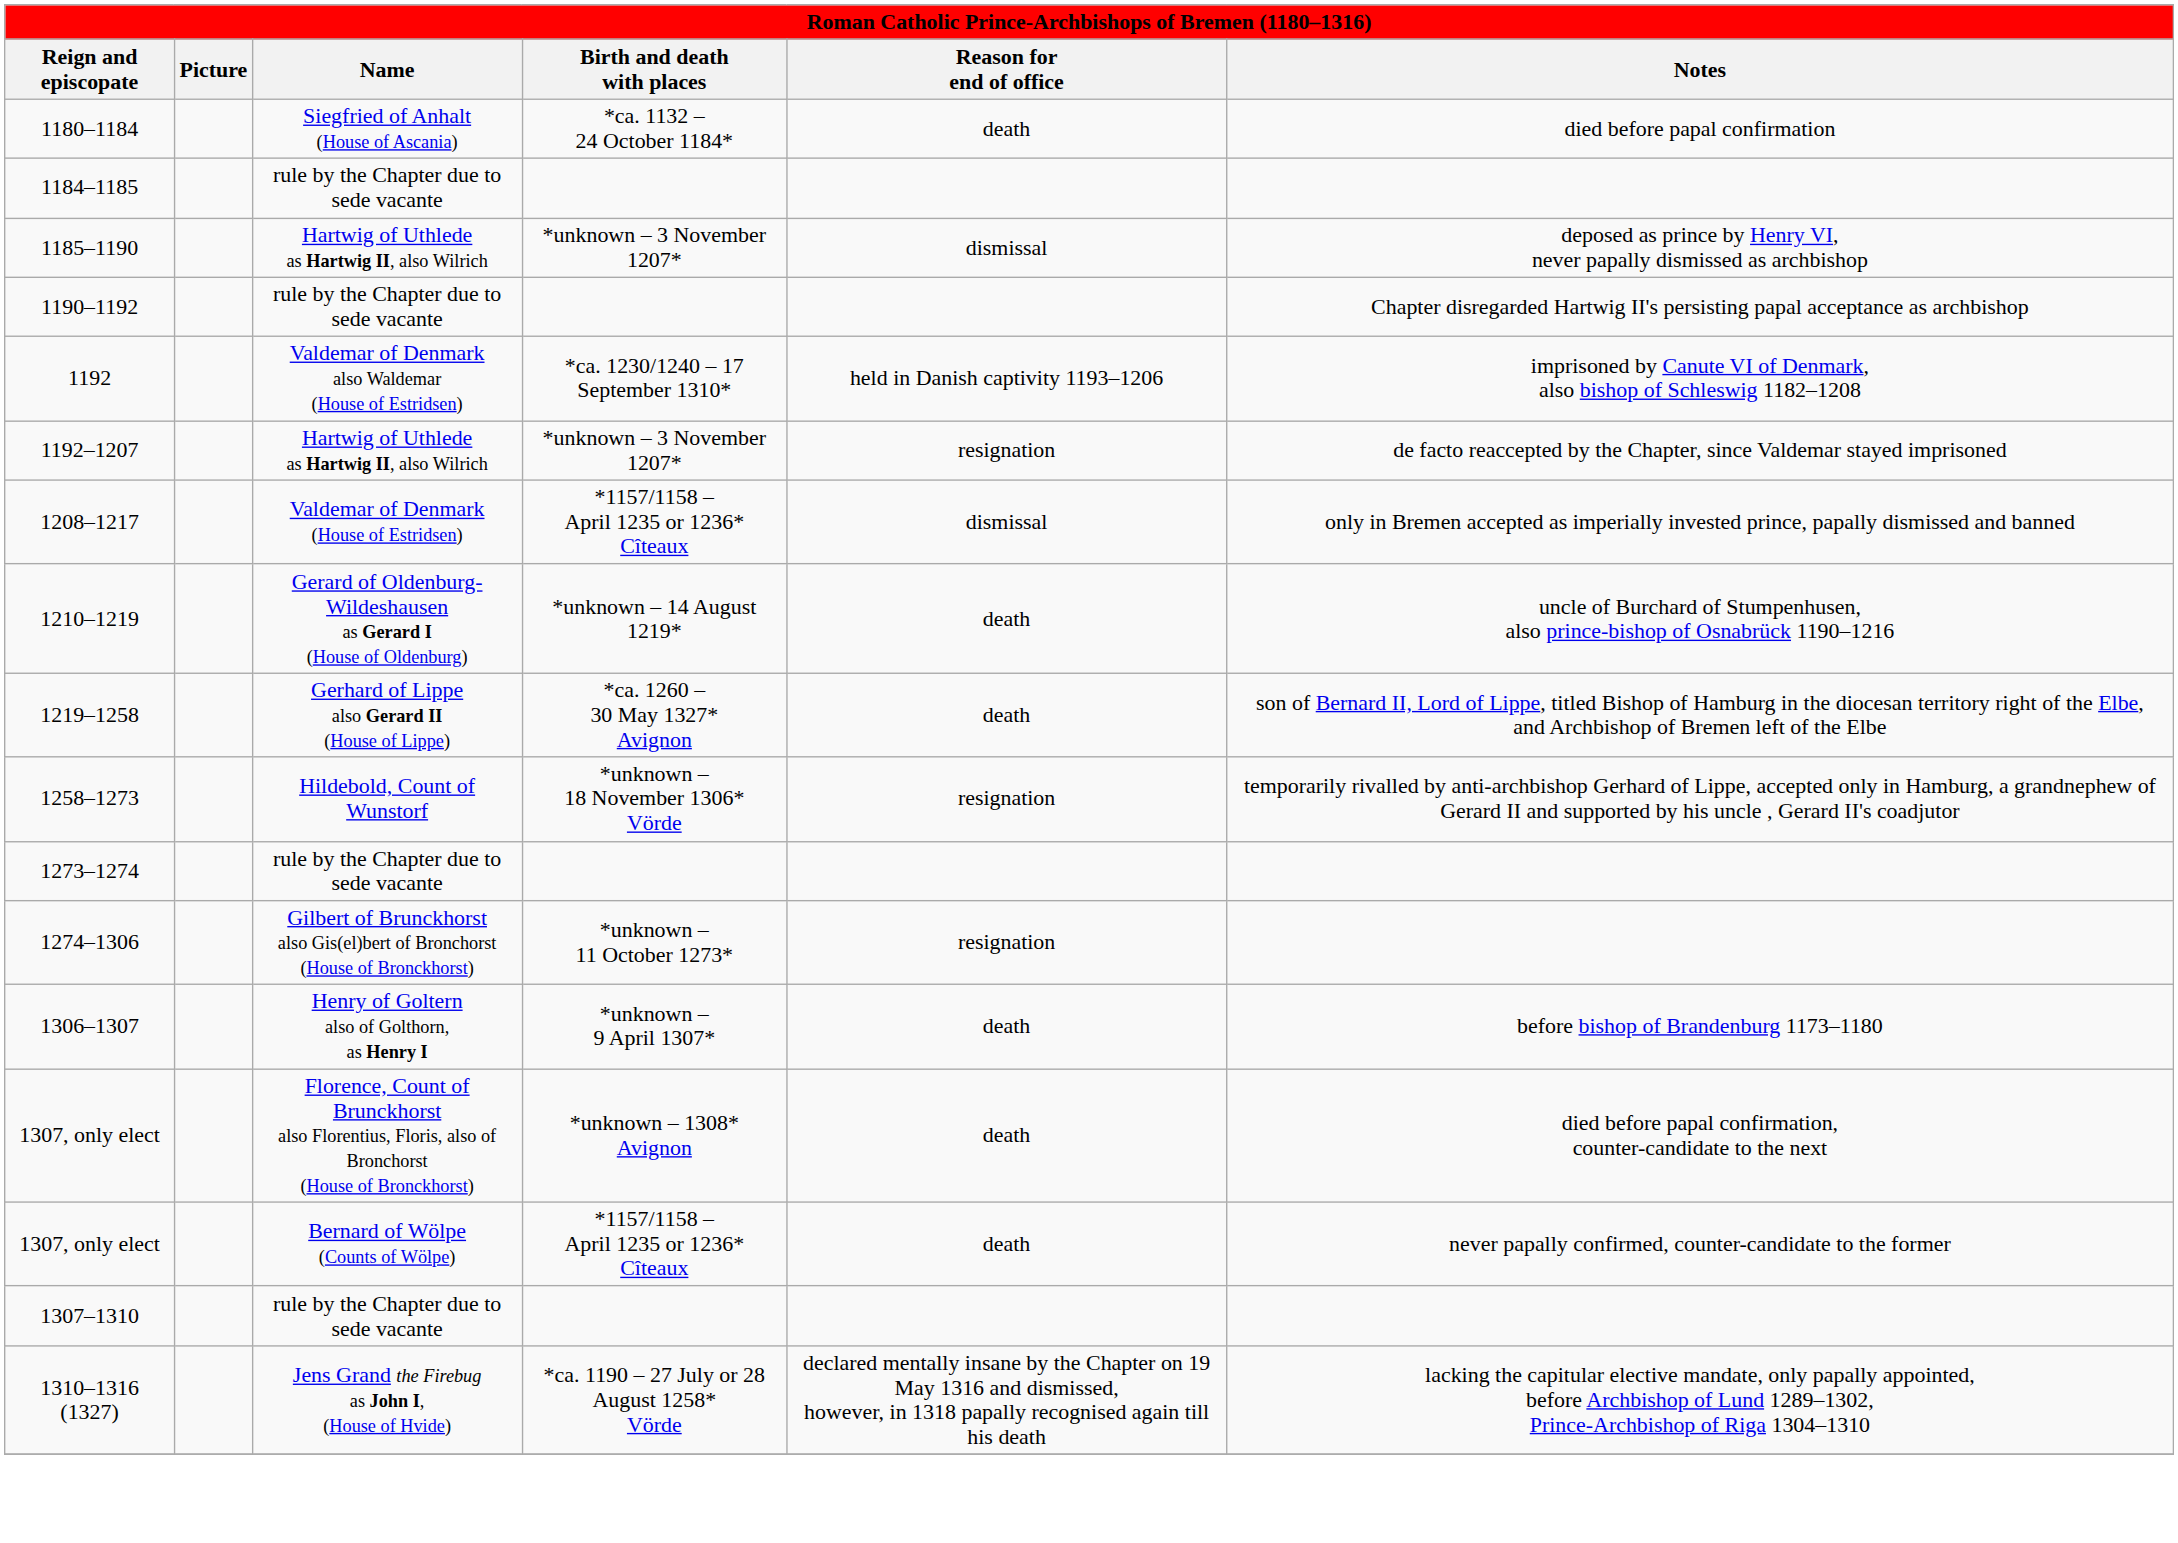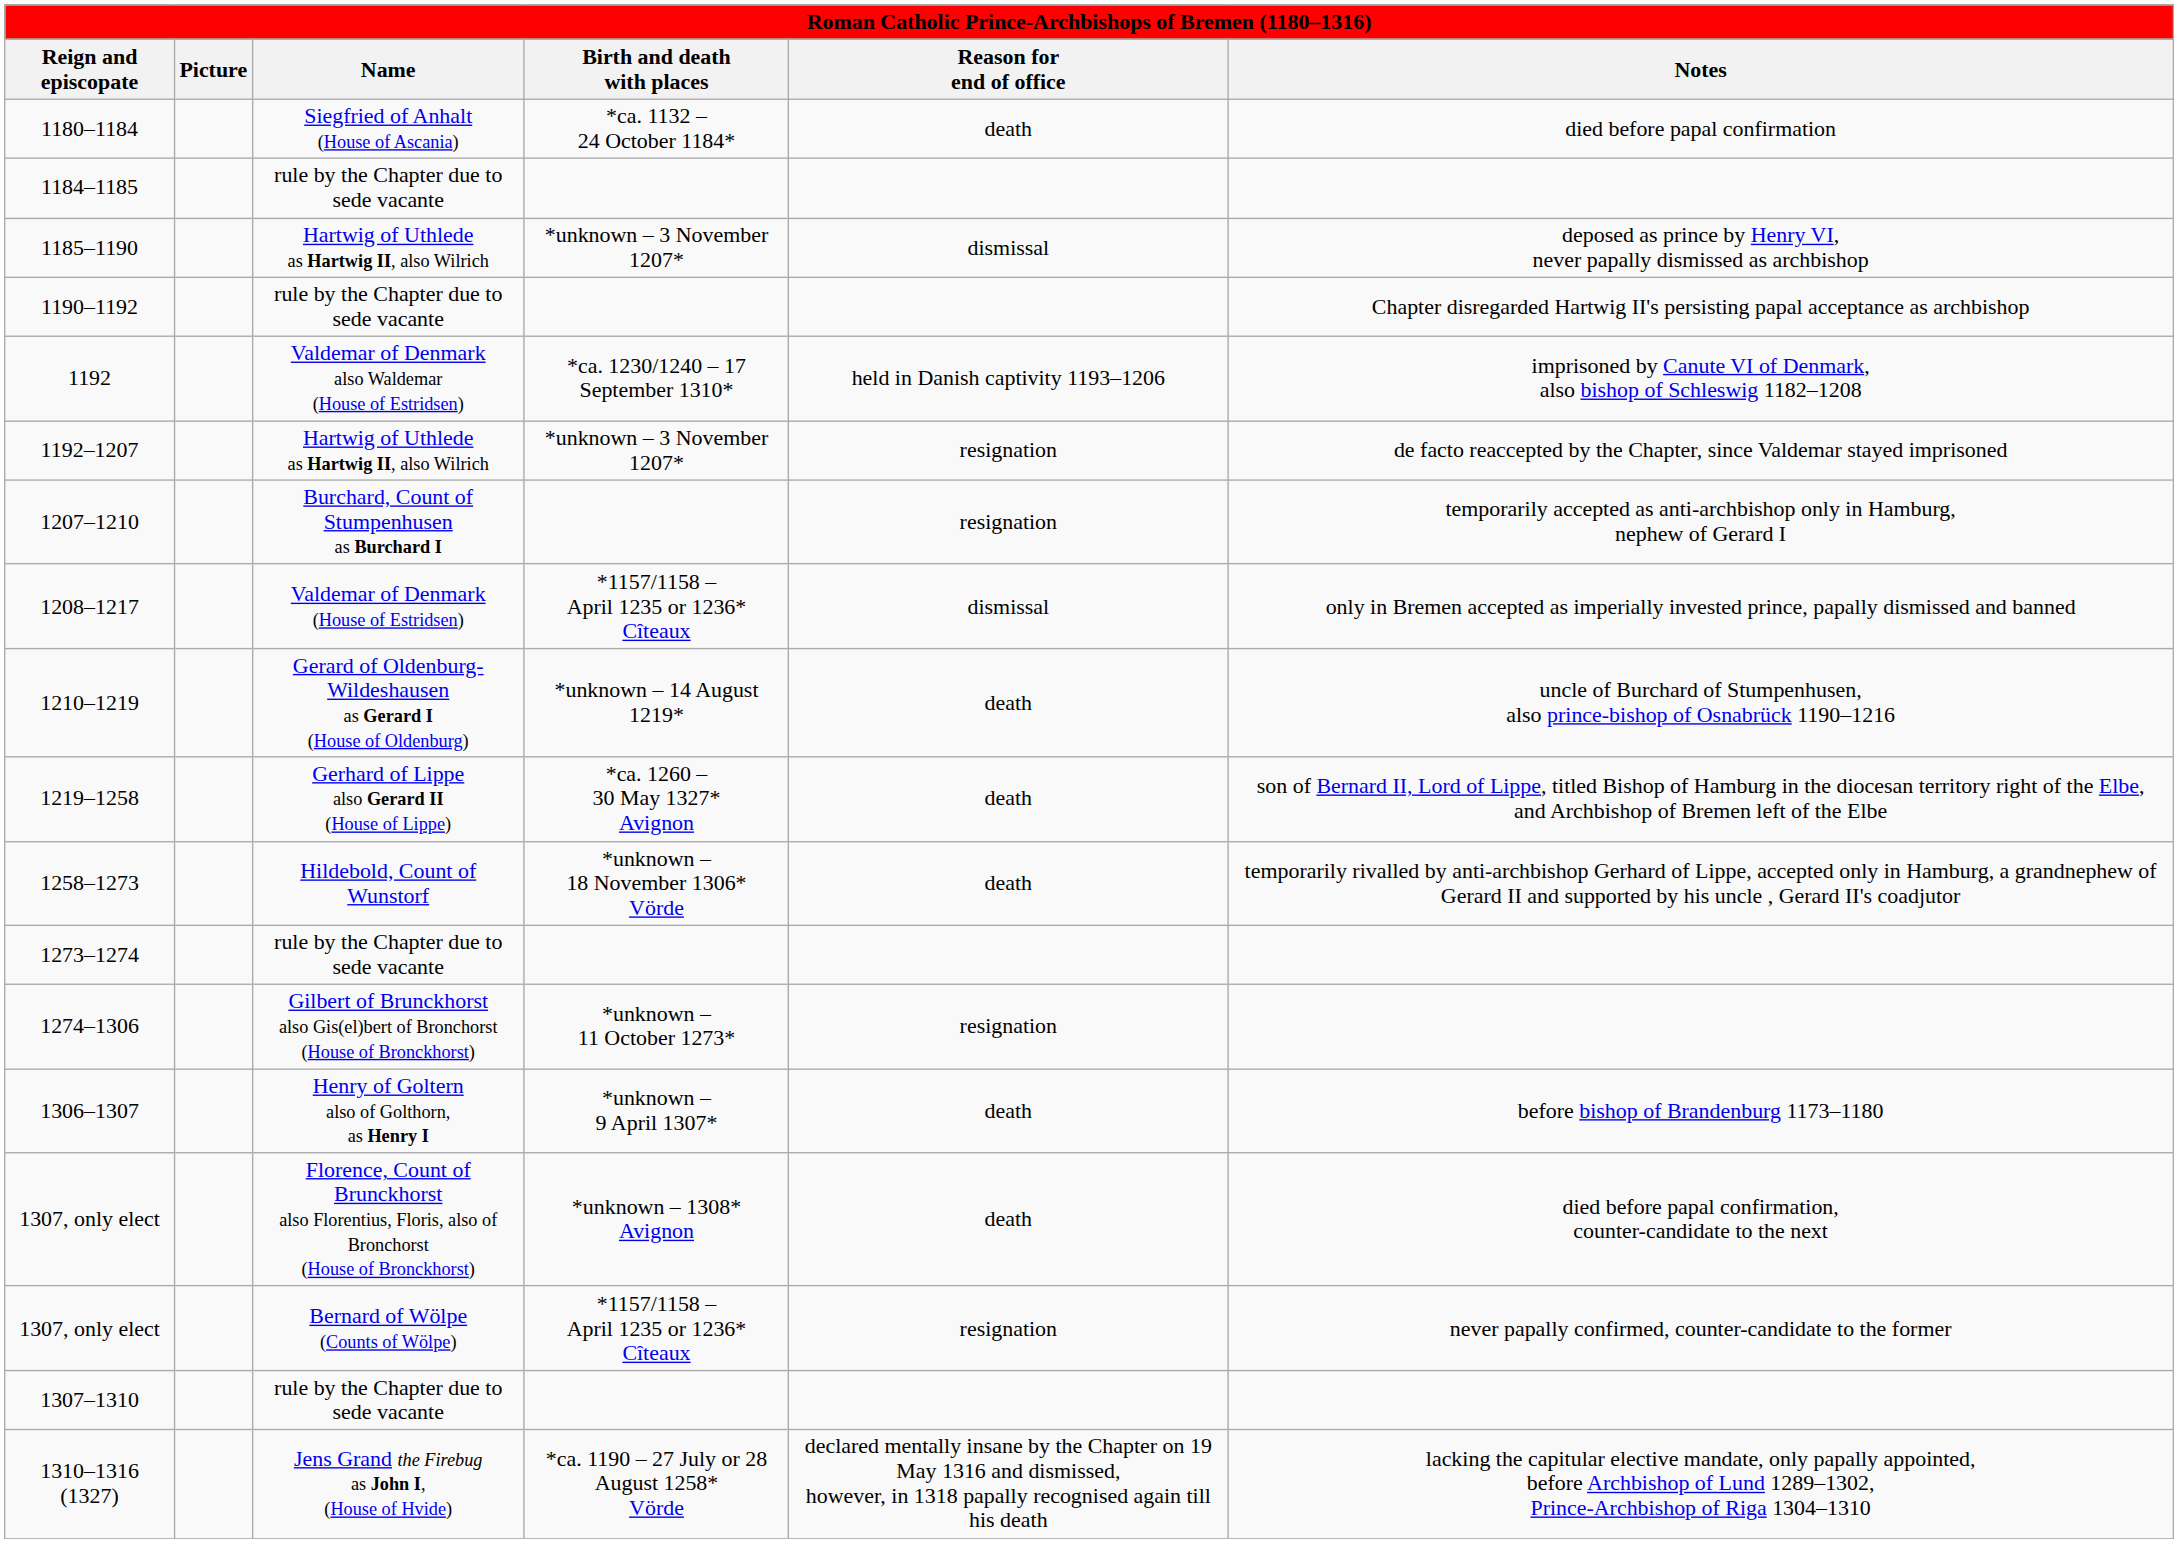+ row: (90, 521)
(1007, 798) resignation -> (1008, 882) death
(1007, 1243) death -> (1008, 1328) resignation
